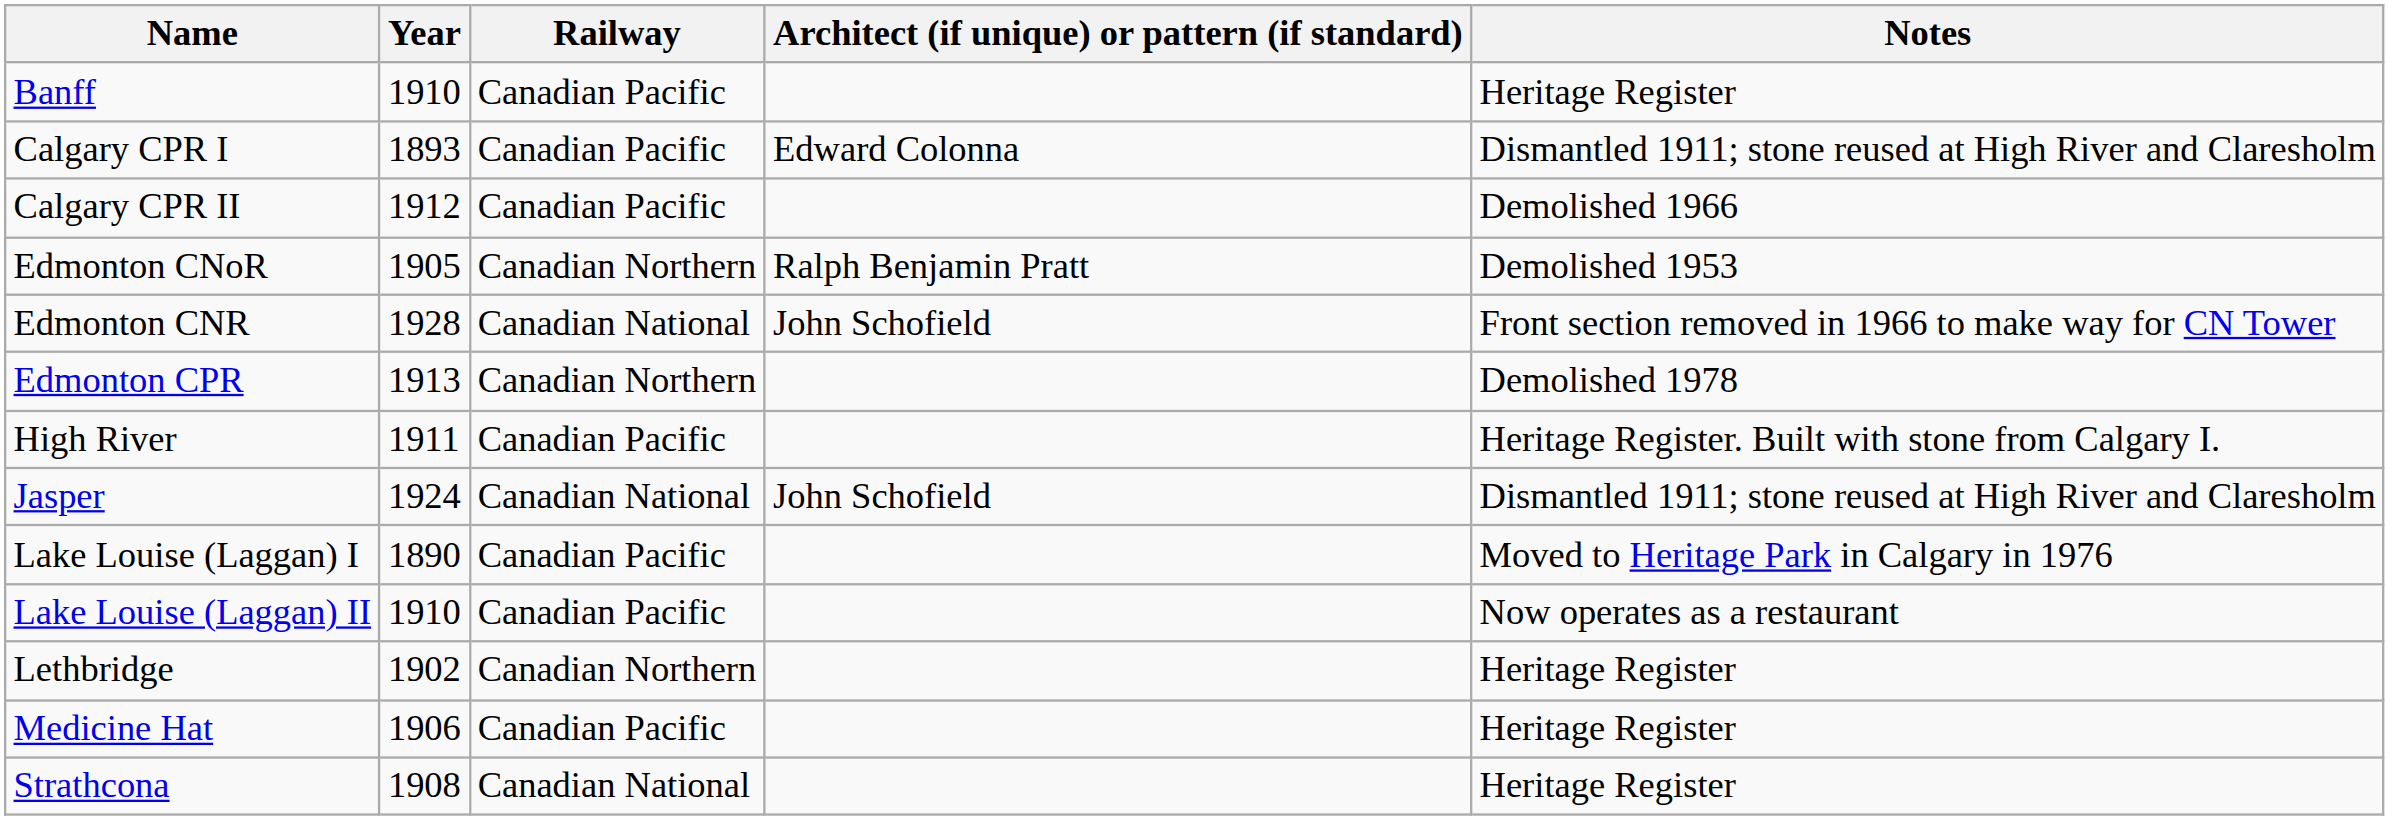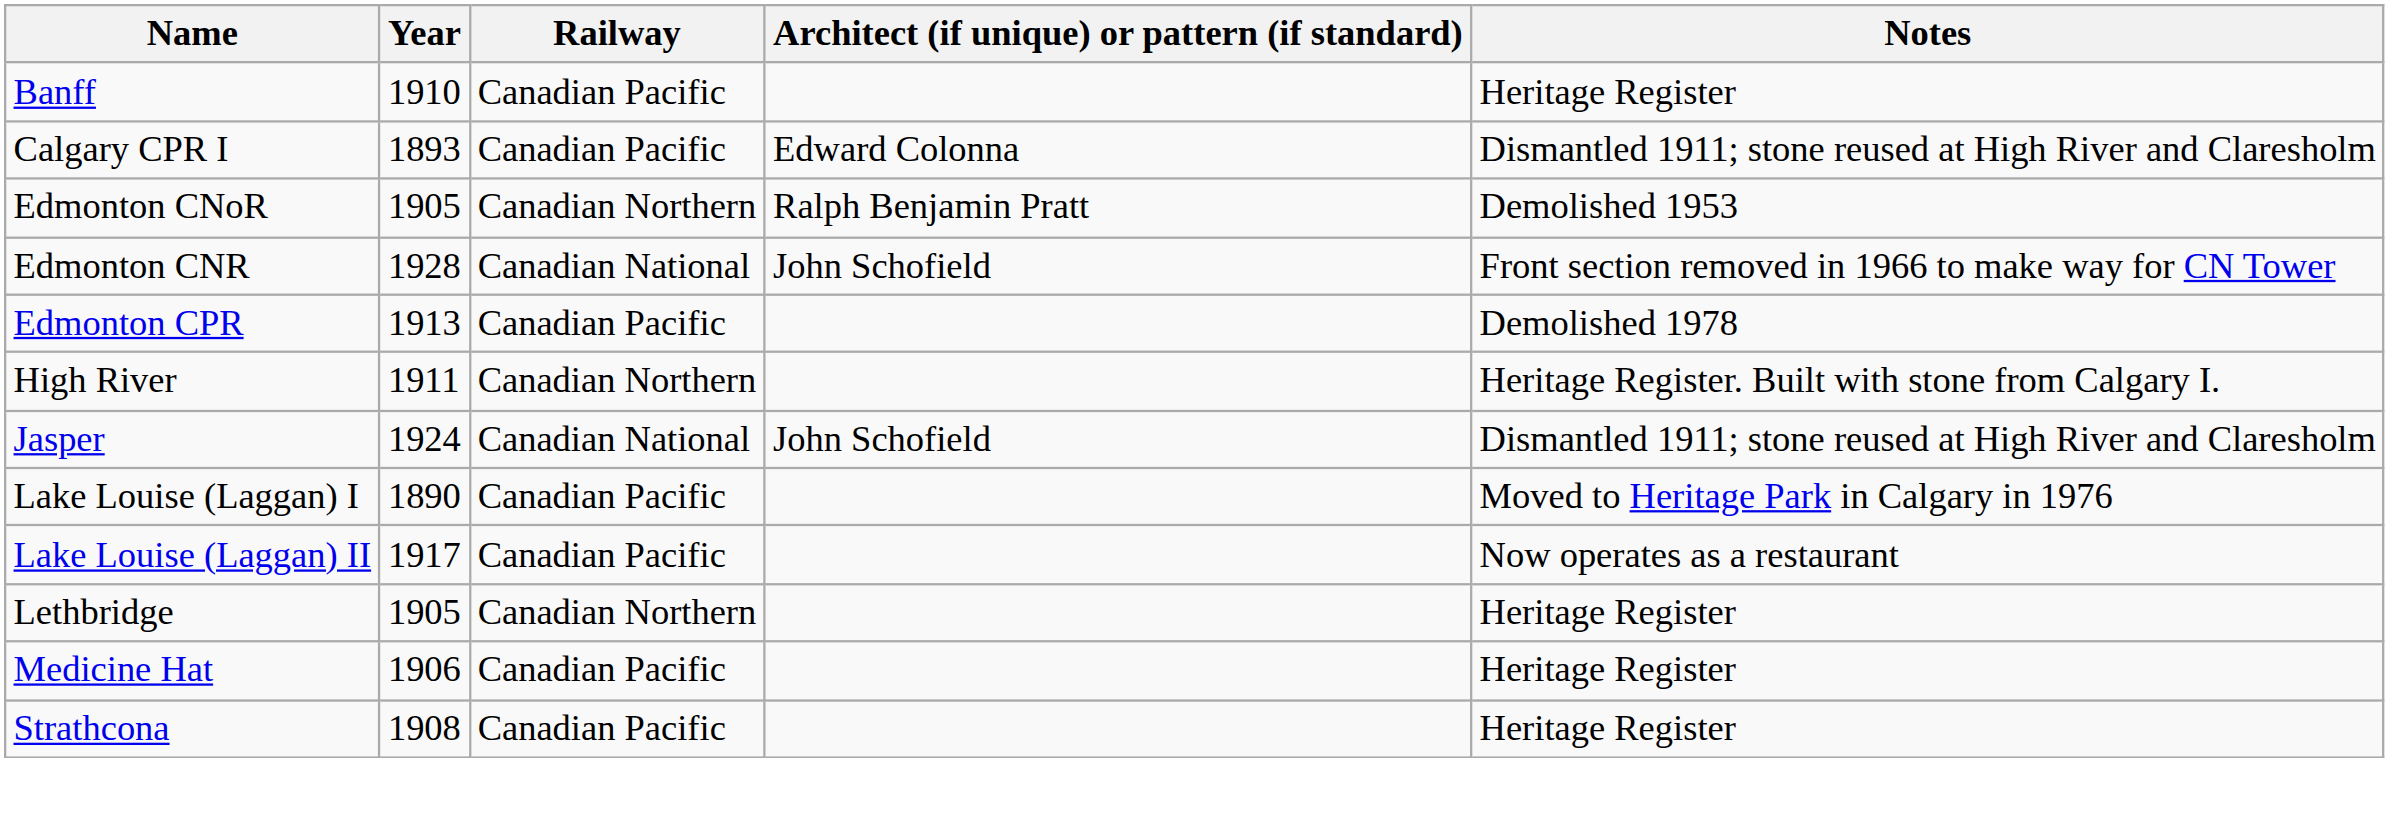- row: (127, 206)
(617, 380) Canadian Northern -> (602, 322) Canadian Pacific
(602, 438) Canadian Pacific -> (617, 380) Canadian Northern
(424, 611) 1910 -> (424, 554) 1917
(424, 669) 1902 -> (424, 611) 1905
(614, 785) Canadian National -> (602, 727) Canadian Pacific
